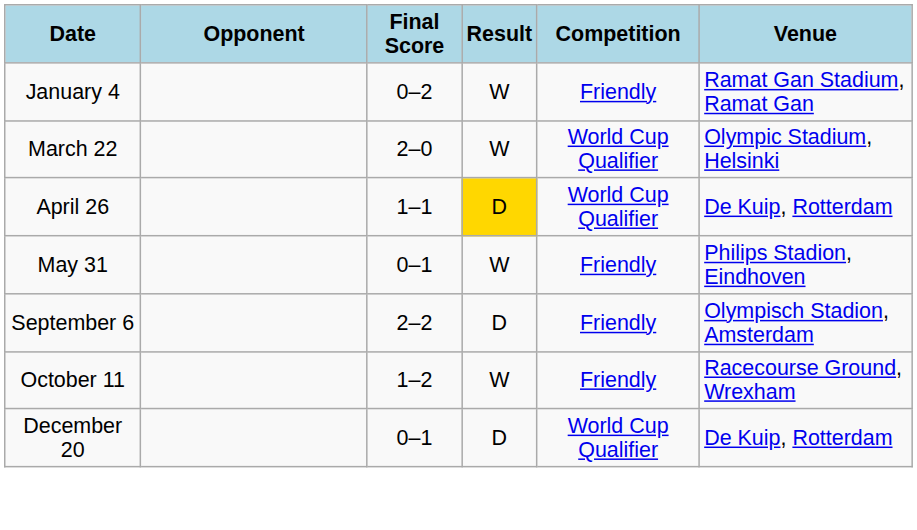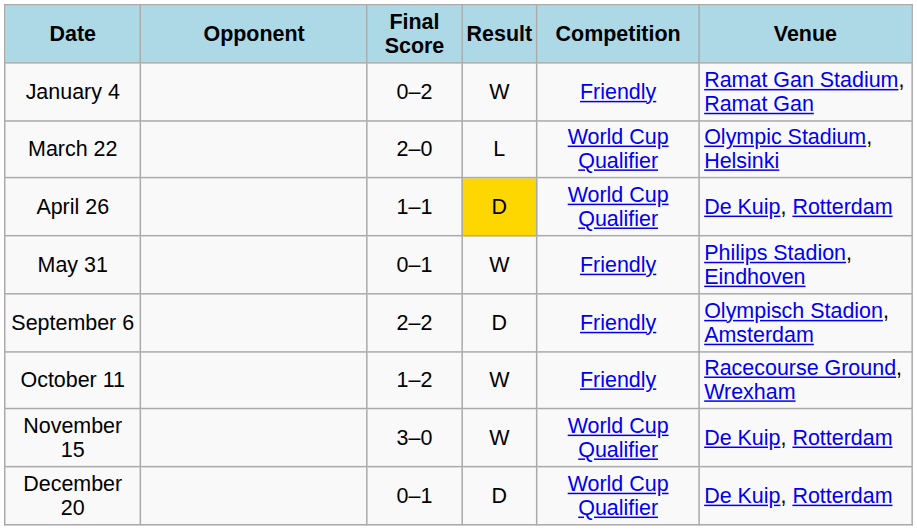(499, 149) W -> (499, 149) L
+ row: (73, 438)
